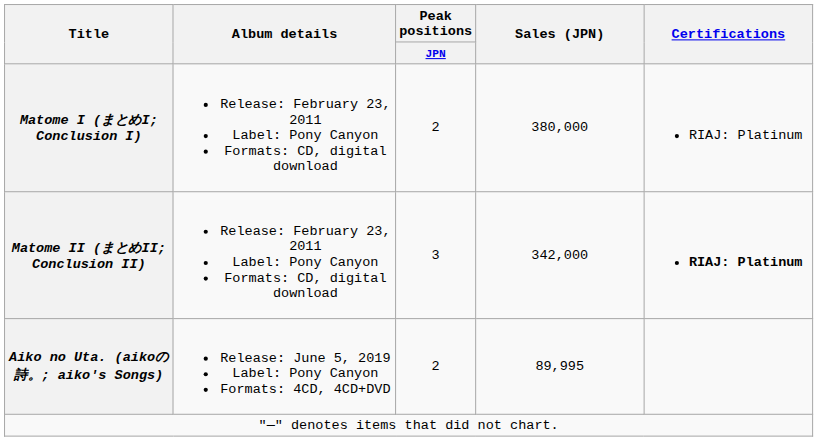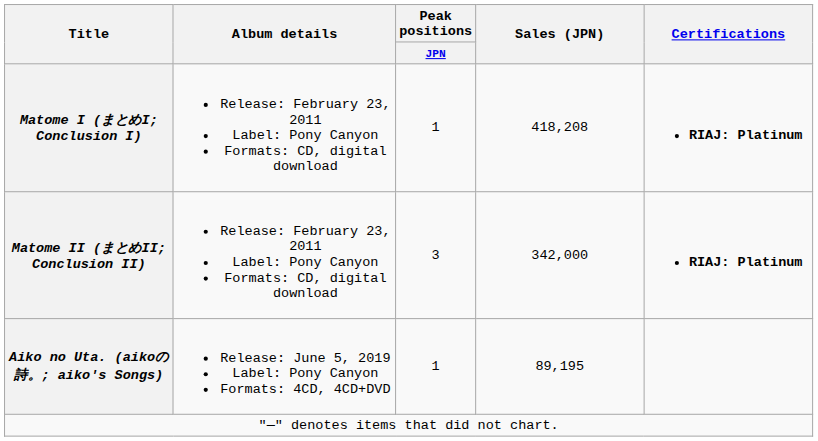(436, 128) 2 -> (436, 128) 1
(560, 128) 380,000 -> (560, 128) 418,208
(728, 136) normal -> (728, 136) bold
(436, 366) 2 -> (436, 366) 1
(560, 366) 89,995 -> (560, 366) 89,195
